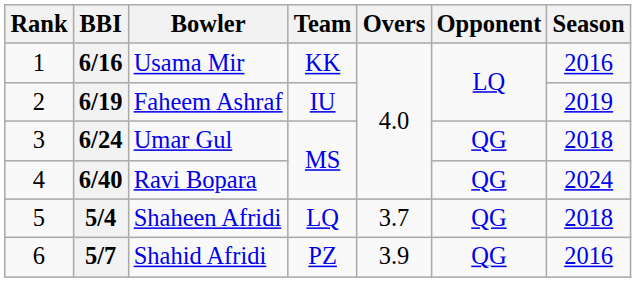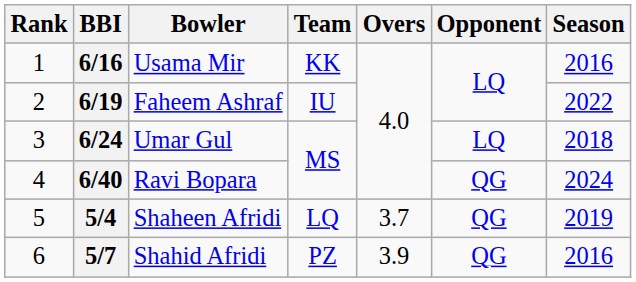(589, 101) 2019 -> (589, 101) 2022
(489, 140) QG -> (489, 140) LQ
(589, 218) 2018 -> (589, 218) 2019
